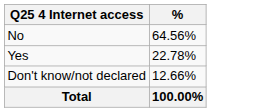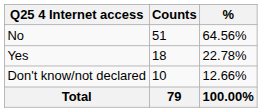+ column: (174, 14)
